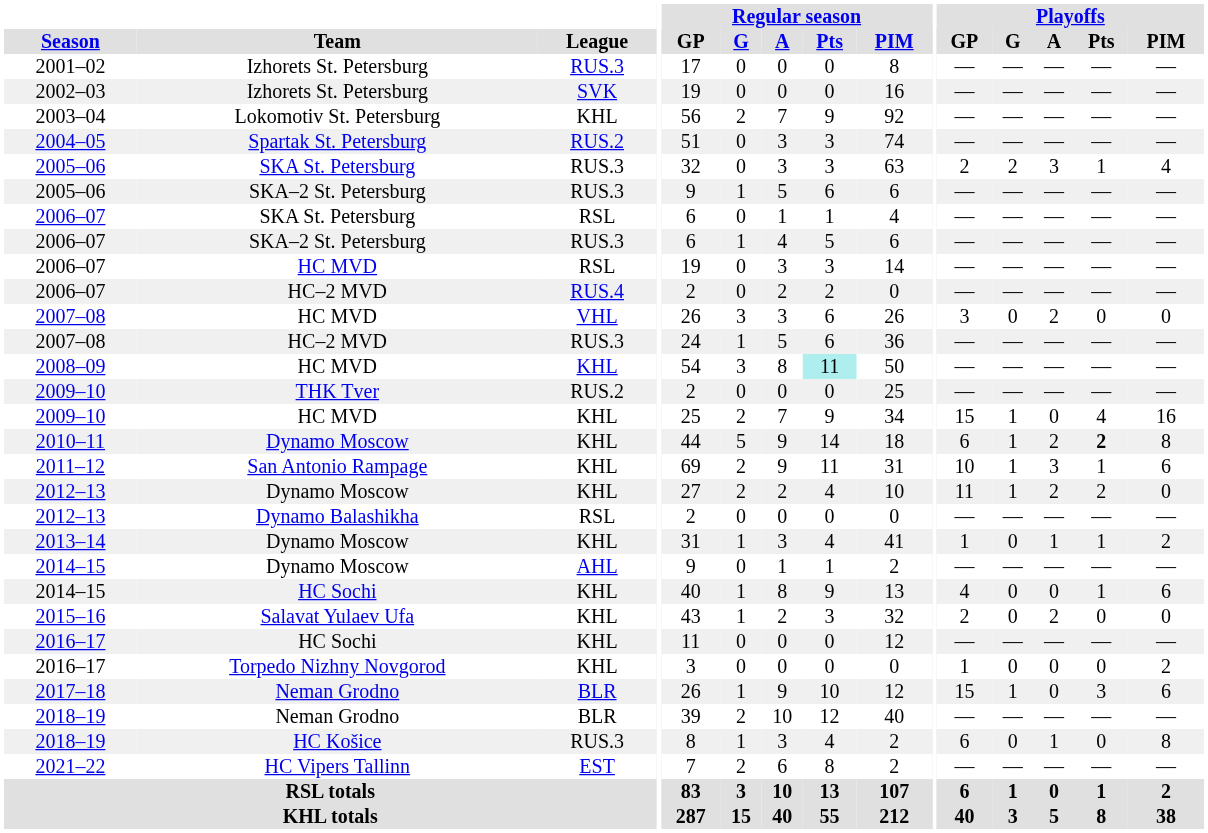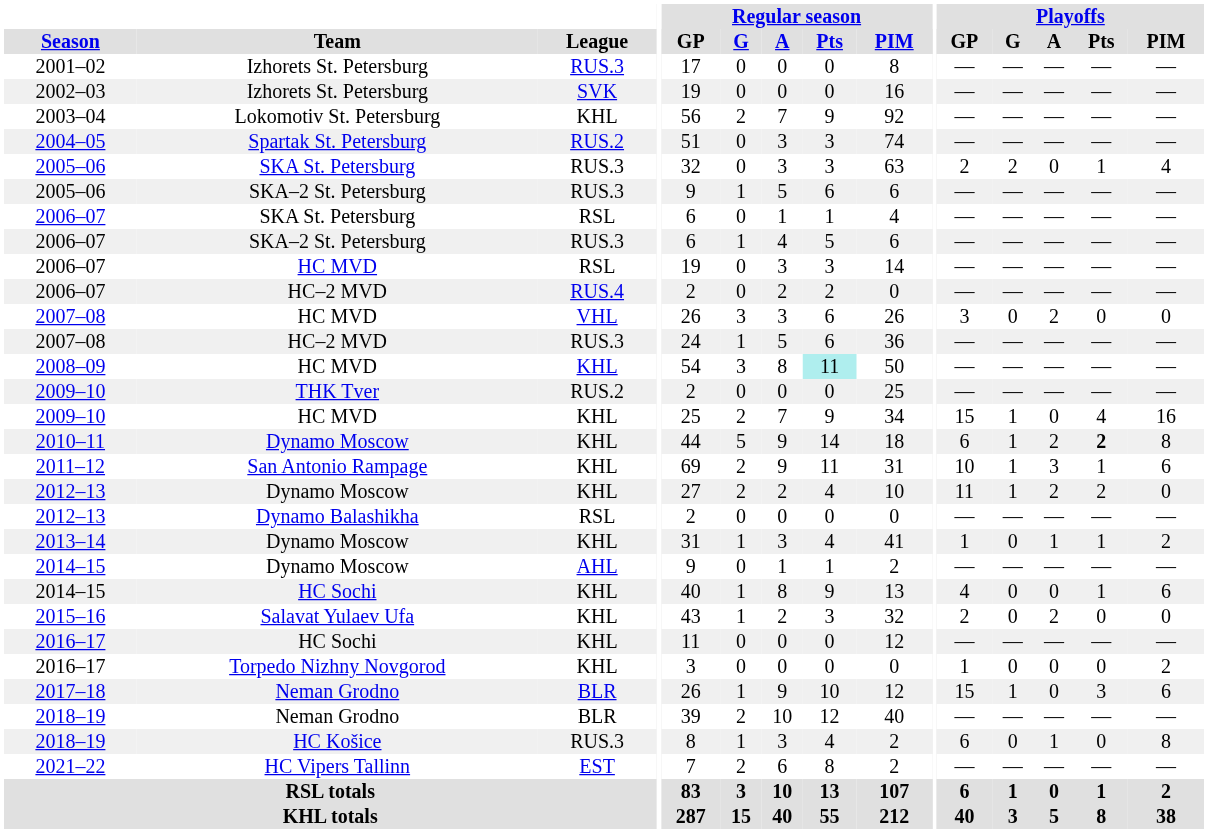(1054, 166) 3 -> (1054, 166) 0
